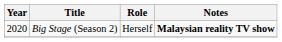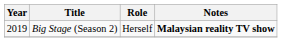(17, 28) 2020 -> (17, 28) 2019
